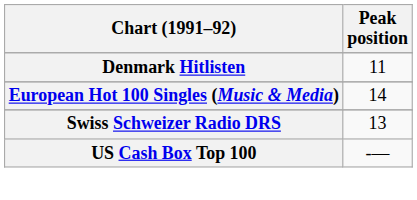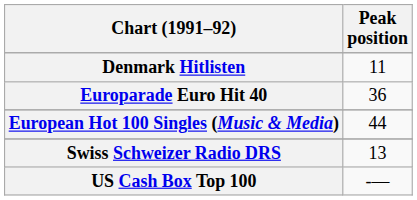+ row: (174, 95)
(378, 95) 14 -> (378, 124) 44
